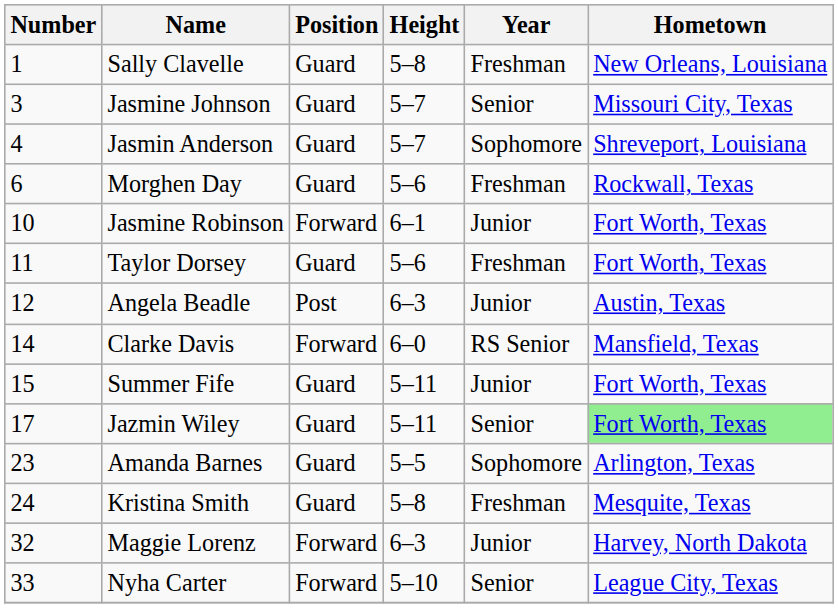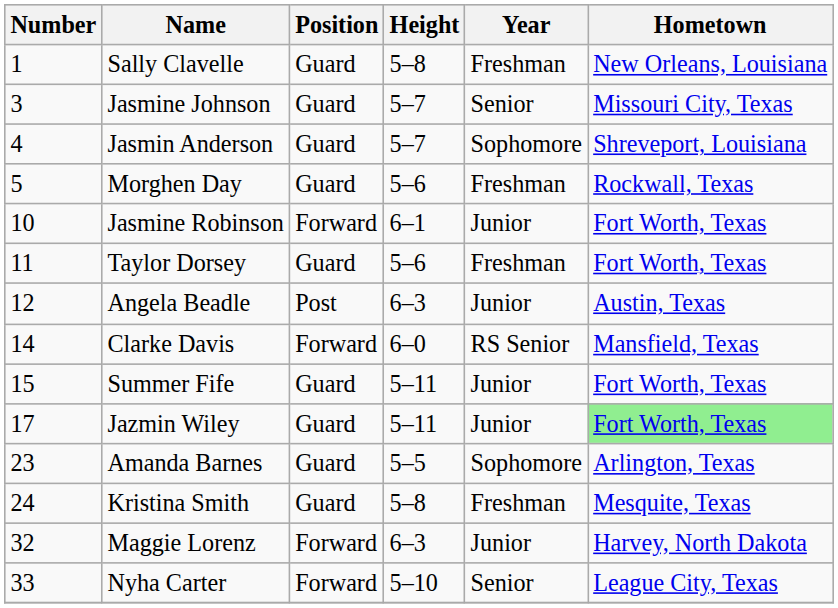(16, 184) 6 -> (16, 184) 5
(502, 423) Senior -> (501, 423) Junior
